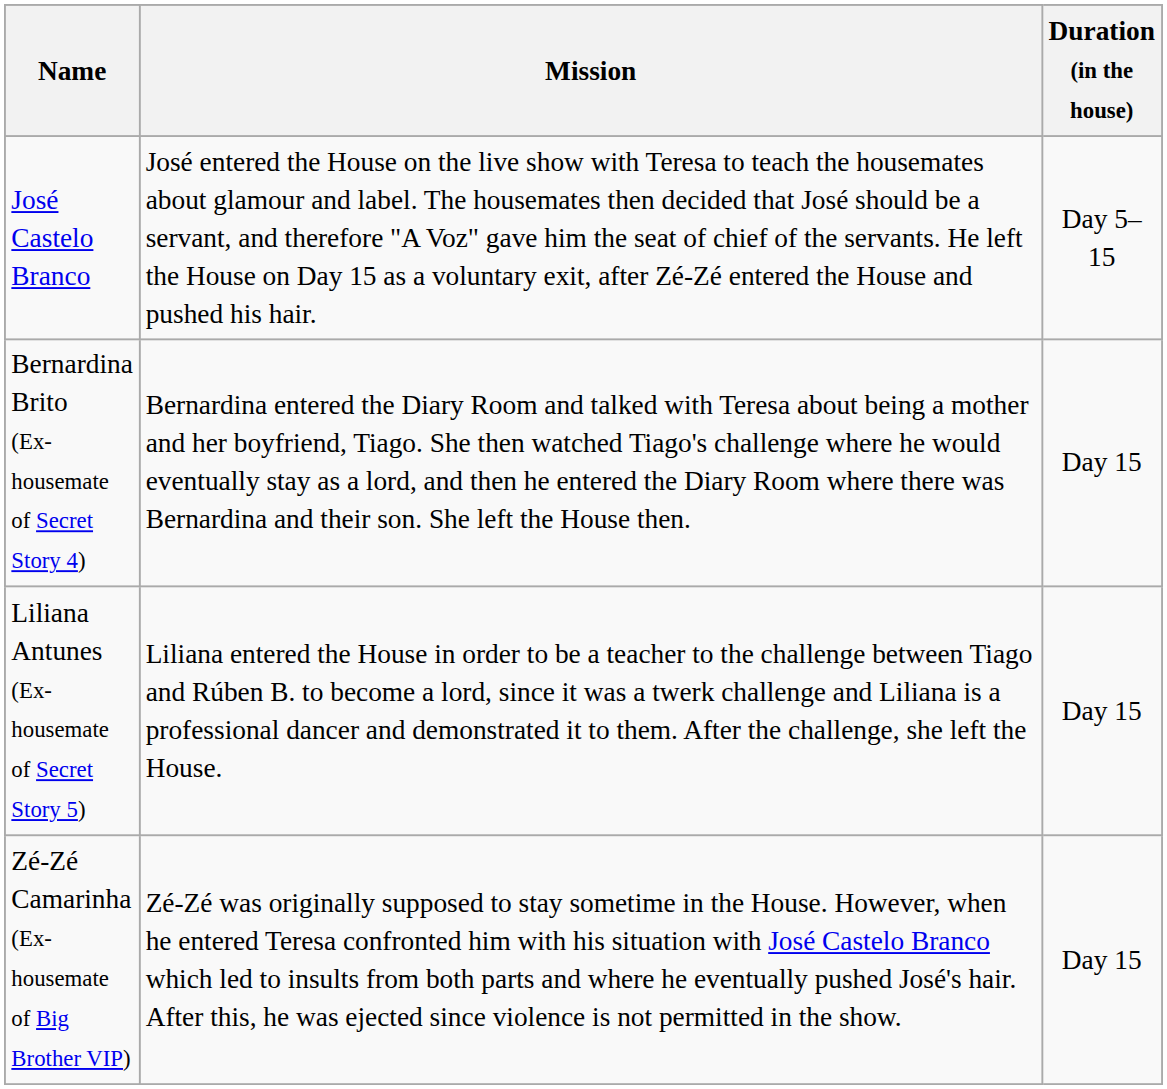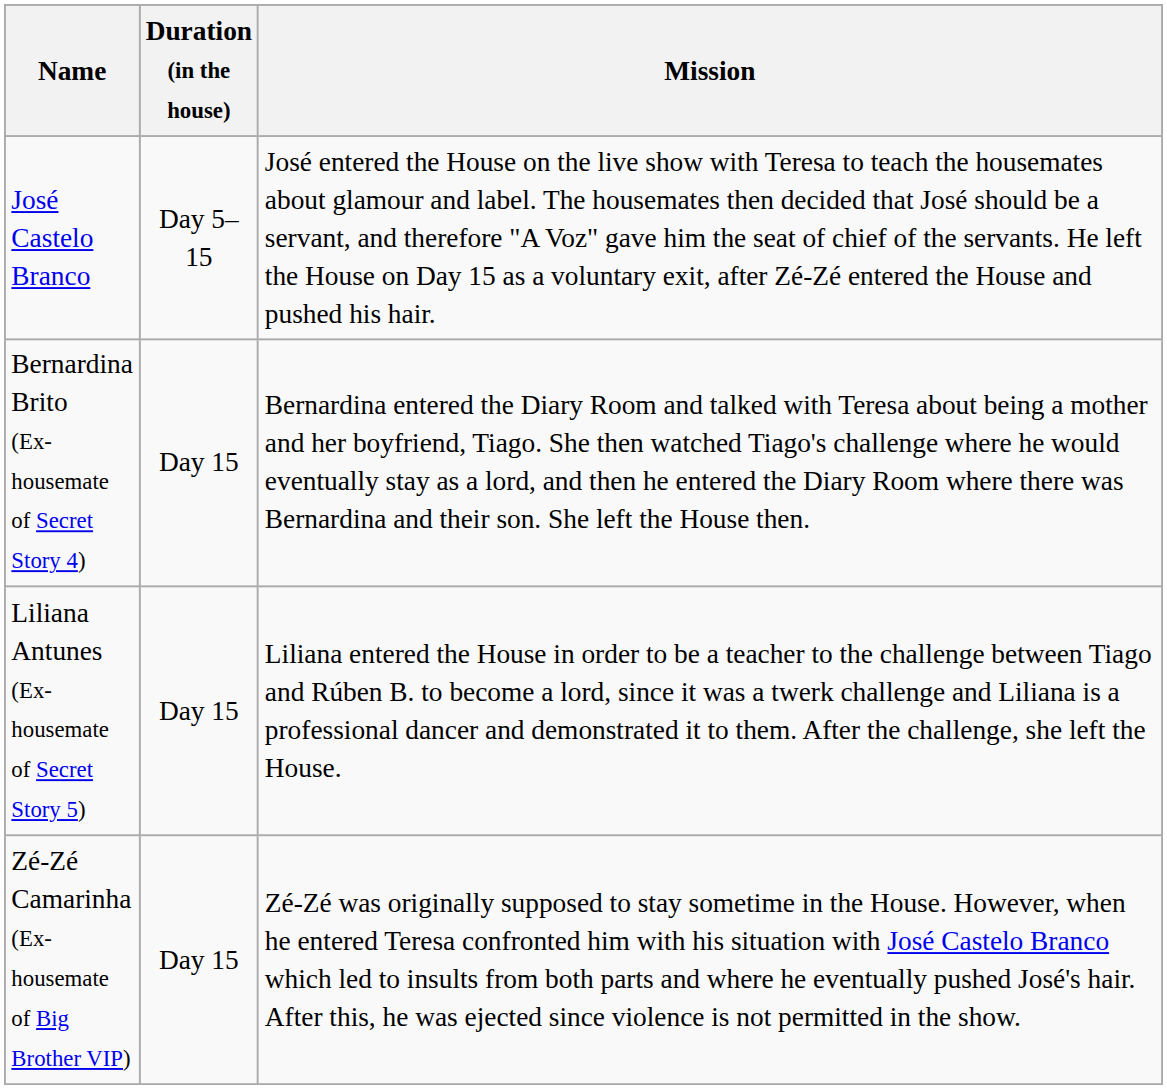columns swapped: (1102, 70) <-> (591, 71)
